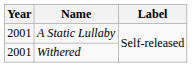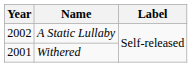(19, 33) 2001 -> (19, 33) 2002
